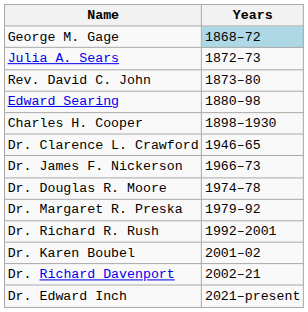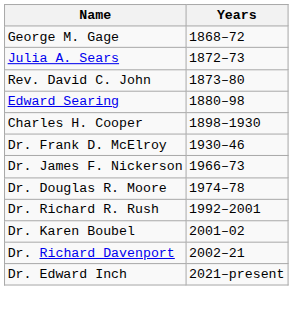(233, 37) lightblue background -> (217, 37) no background
+ row: (87, 145)
- row: (103, 145)
- row: (95, 210)
